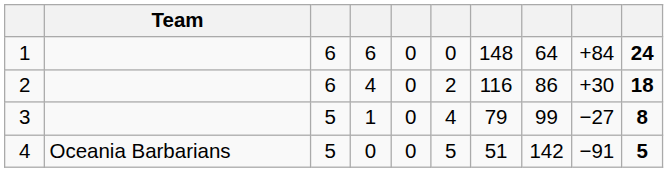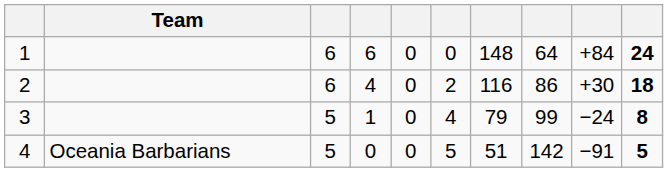(597, 118) −27 -> (597, 118) −24
